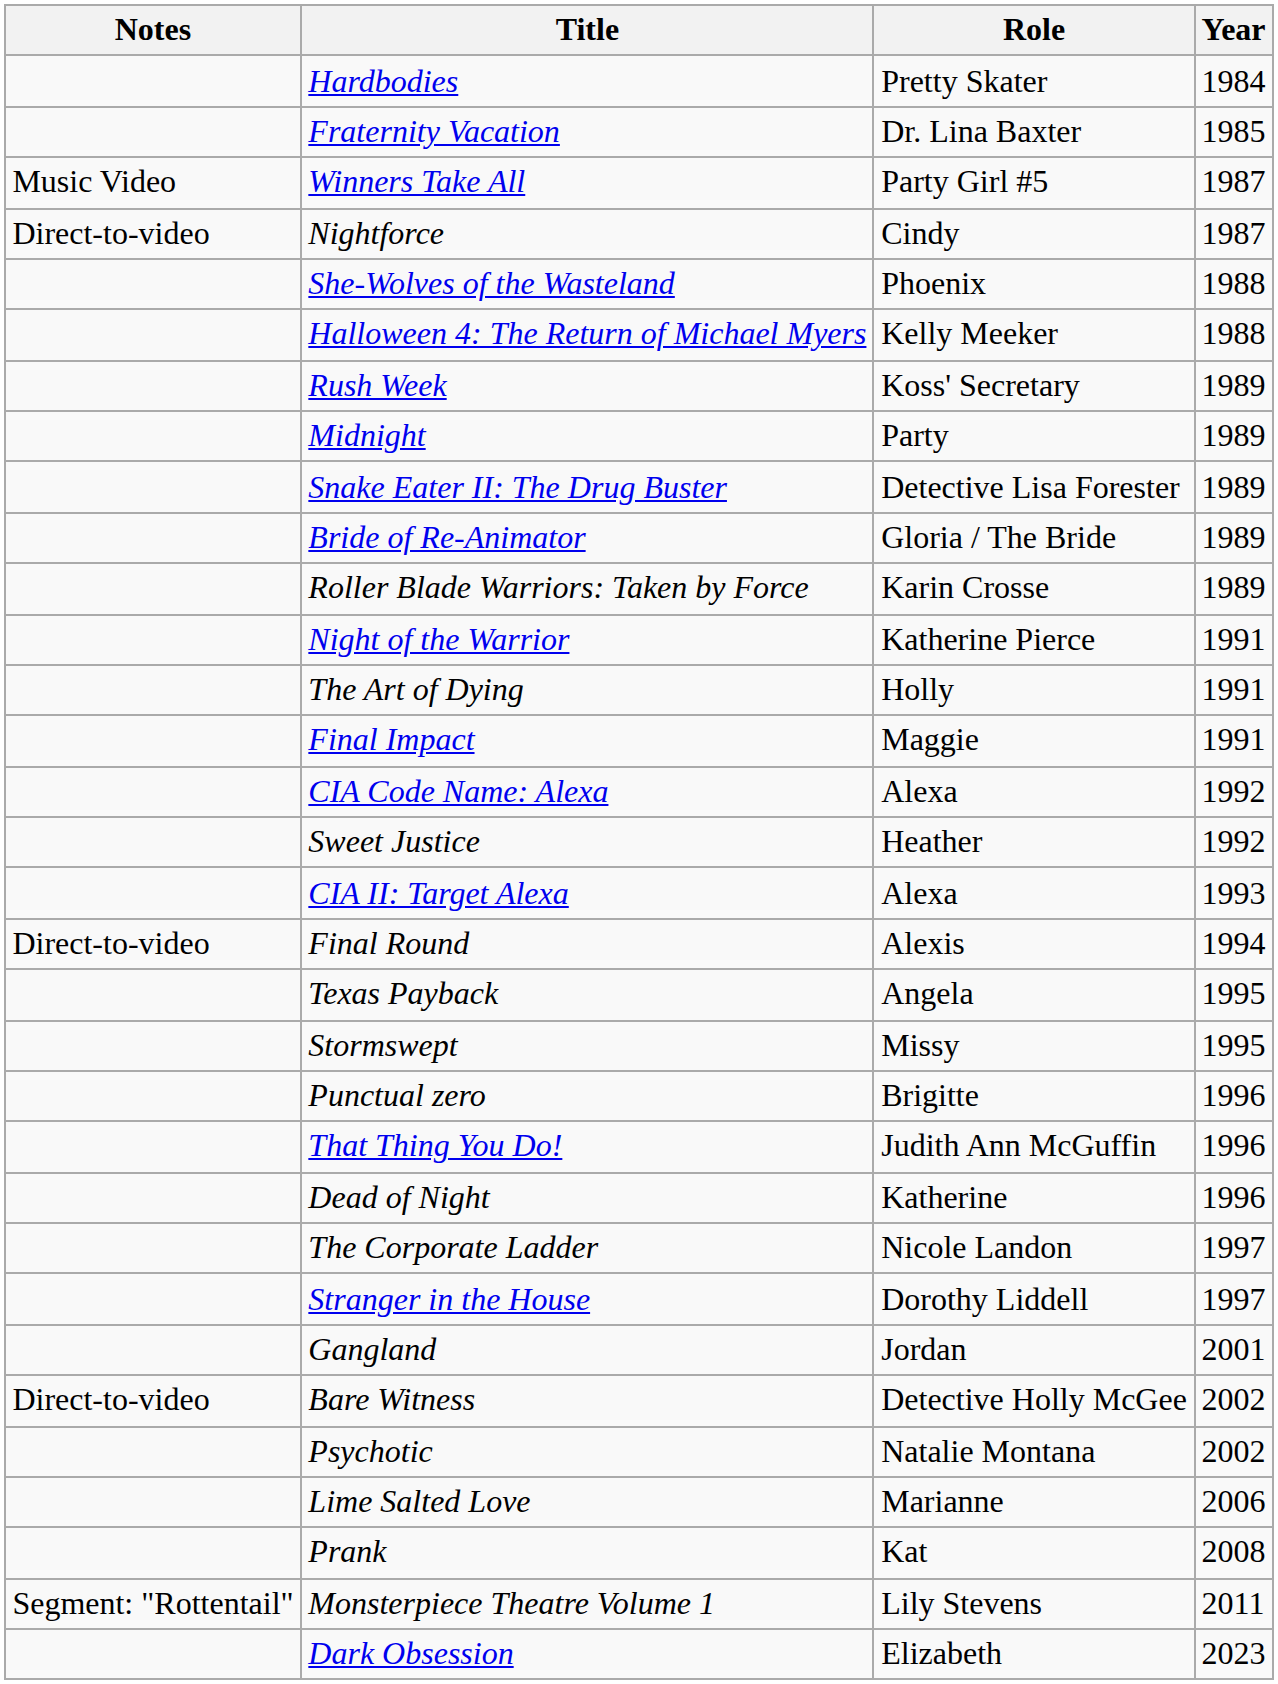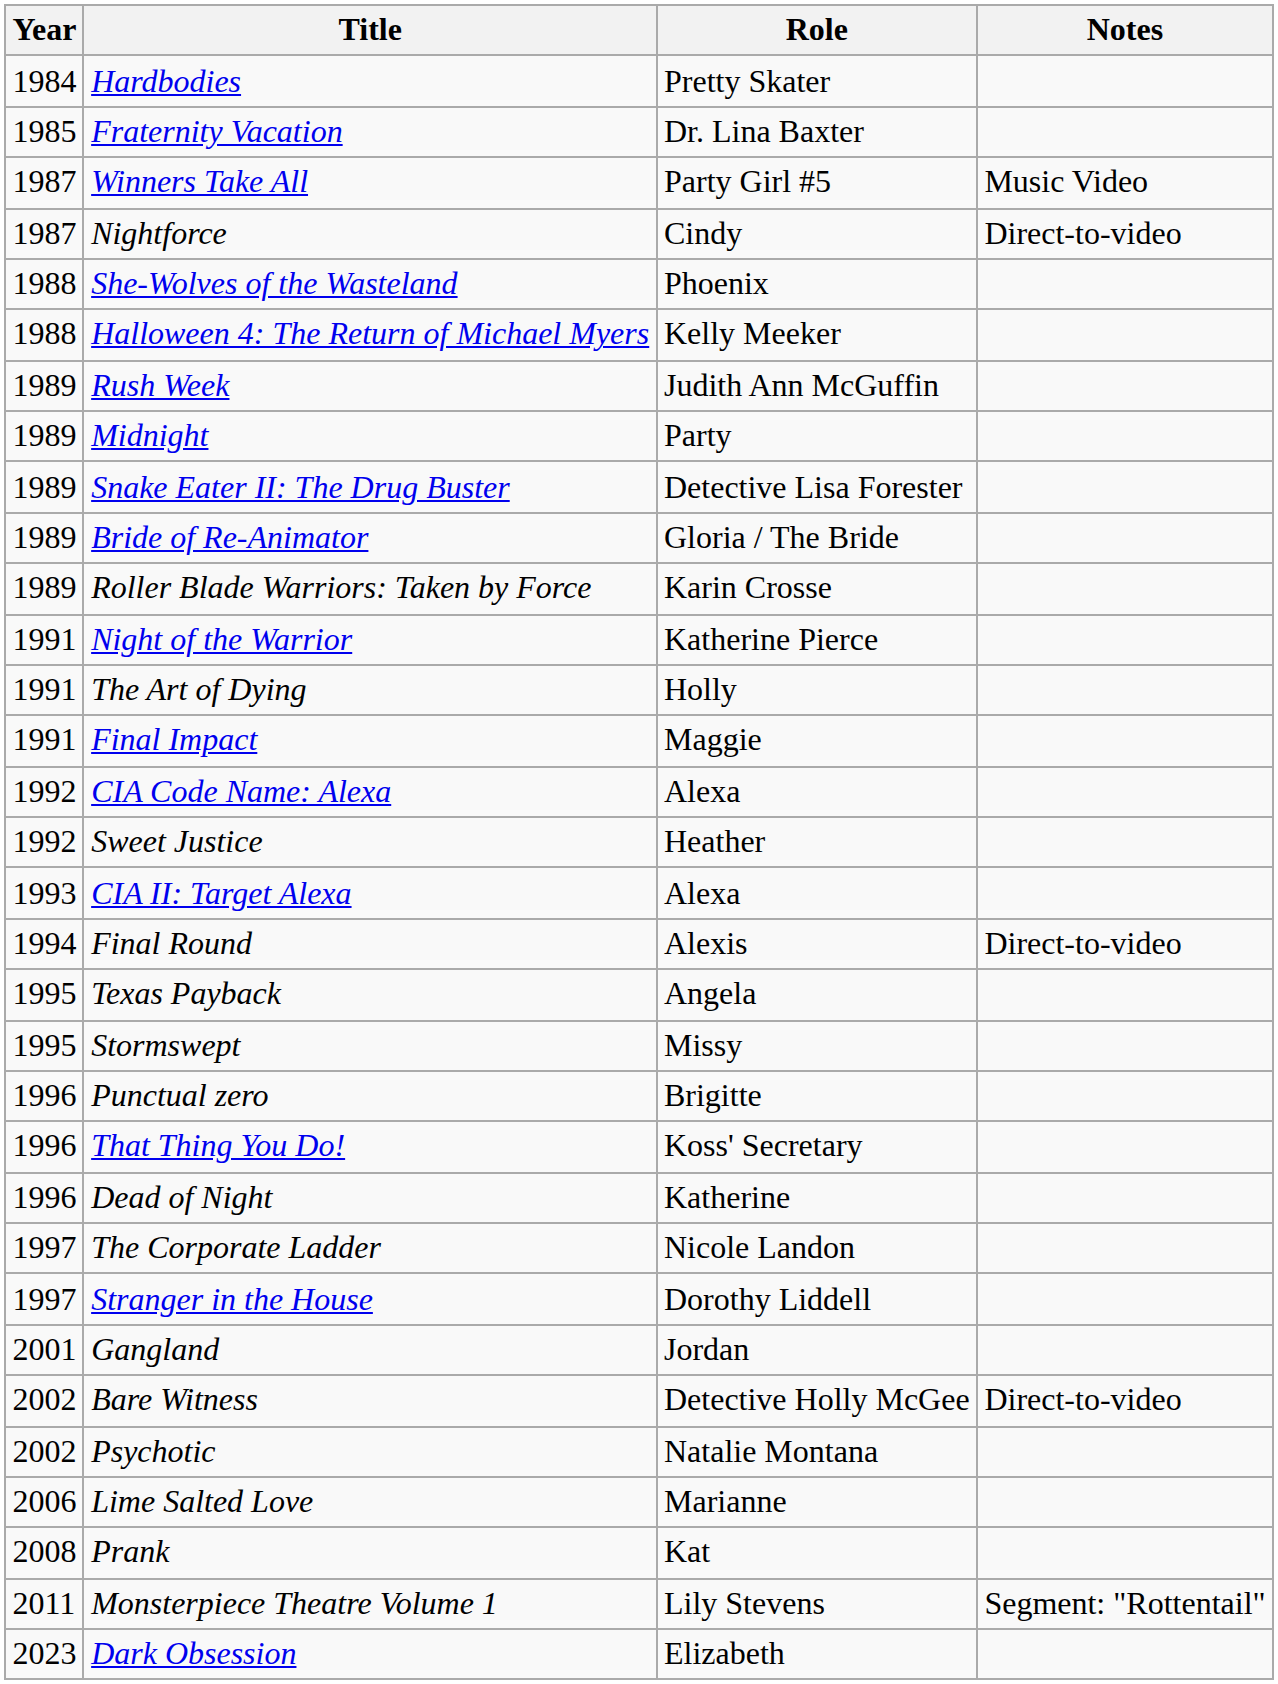columns swapped: (1234, 29) <-> (153, 29)
(980, 385) Koss' Secretary -> (801, 385) Judith Ann McGuffin
(1019, 1146) Judith Ann McGuffin -> (763, 1146) Koss' Secretary
